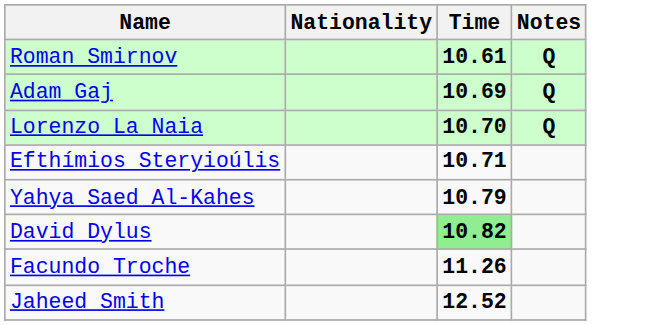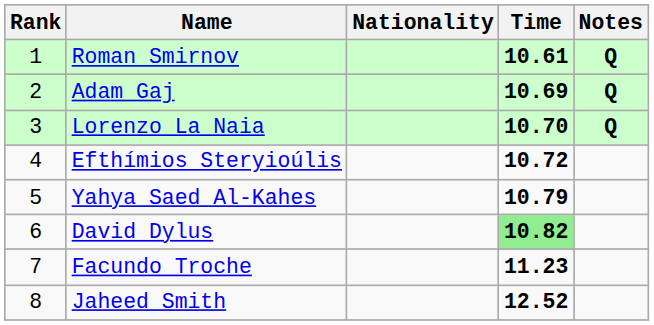+ column: (36, 22)
(474, 162) 10.71 -> (536, 162) 10.72
(474, 267) 11.26 -> (536, 267) 11.23
